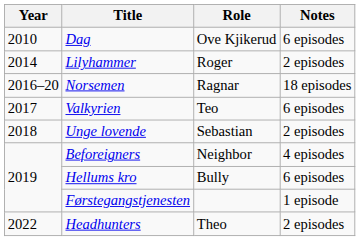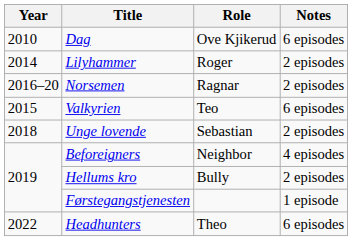(317, 85) 18 episodes -> (314, 85) 2 episodes
(22, 108) 2017 -> (22, 108) 2015
(314, 177) 6 episodes -> (314, 177) 2 episodes
(314, 223) 2 episodes -> (314, 223) 6 episodes
